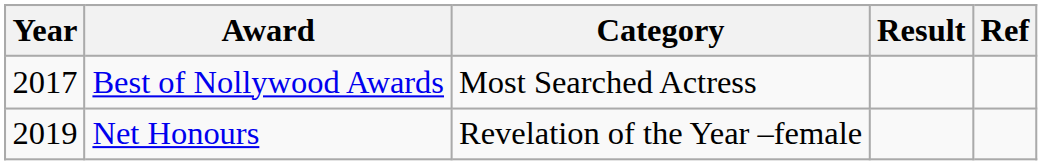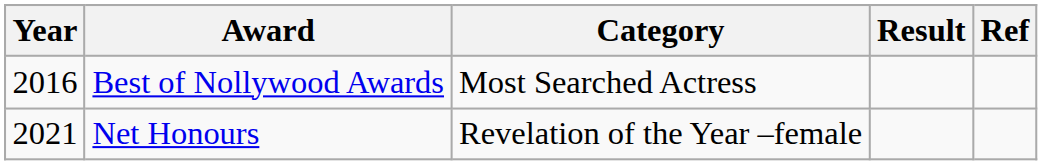(45, 81) 2017 -> (45, 81) 2016
(45, 133) 2019 -> (45, 133) 2021
